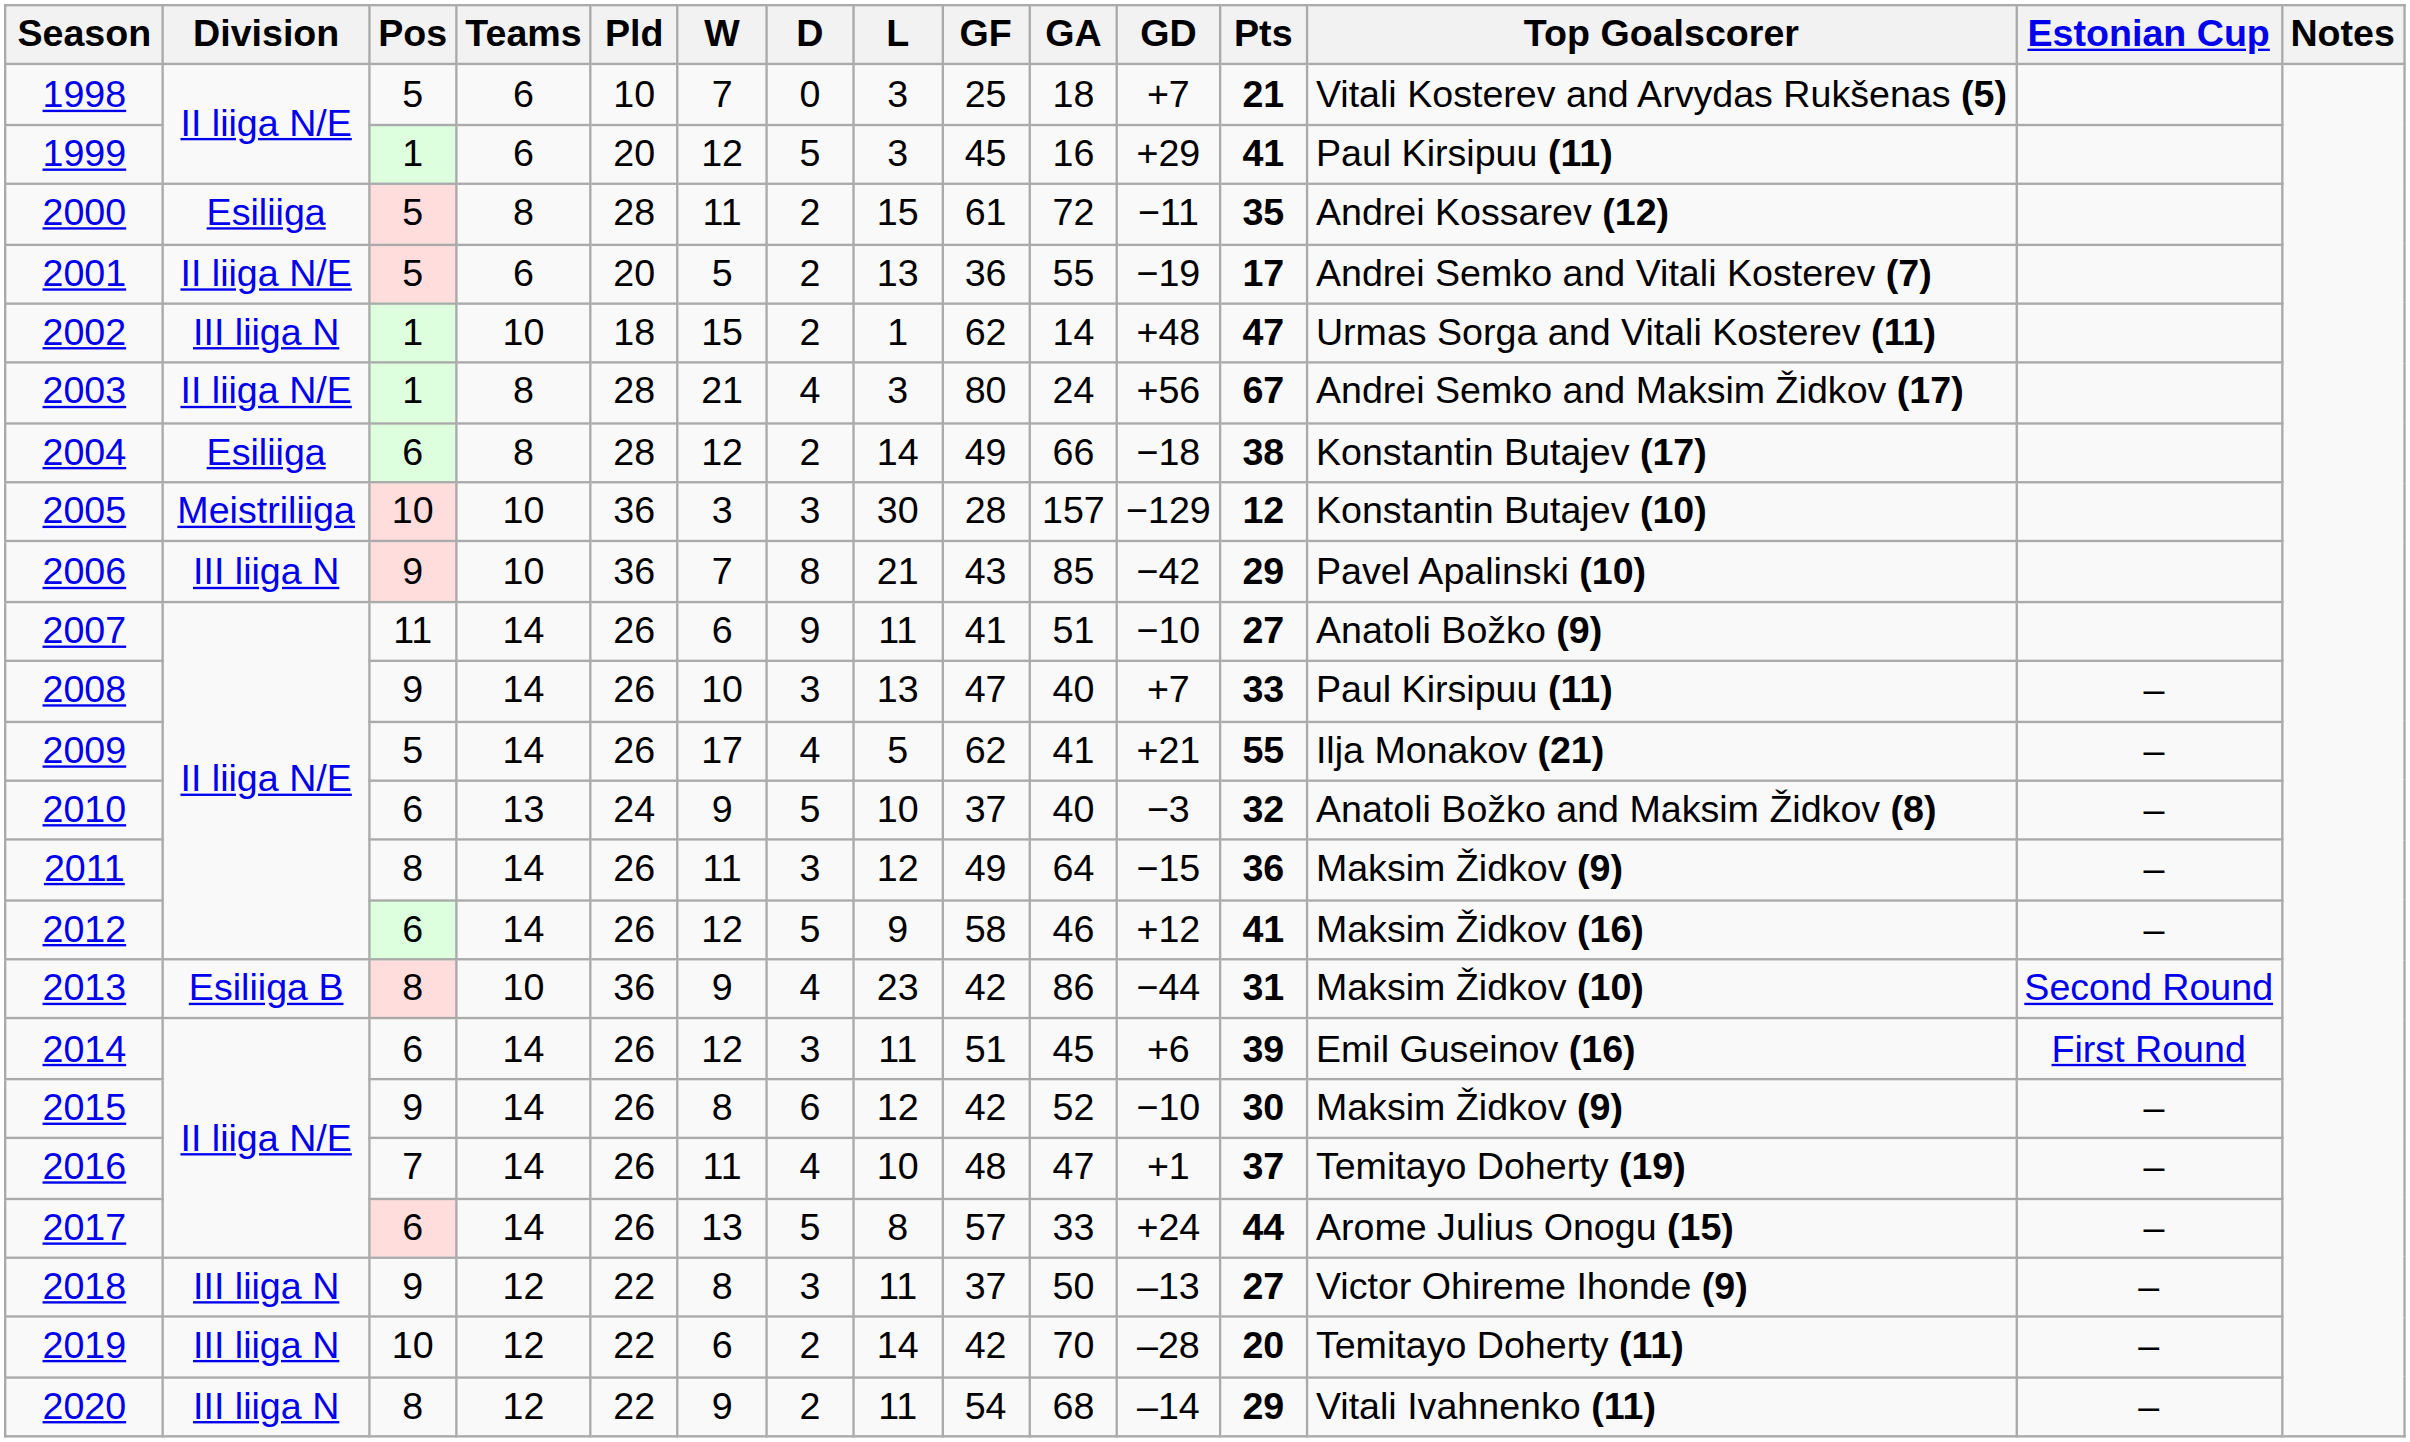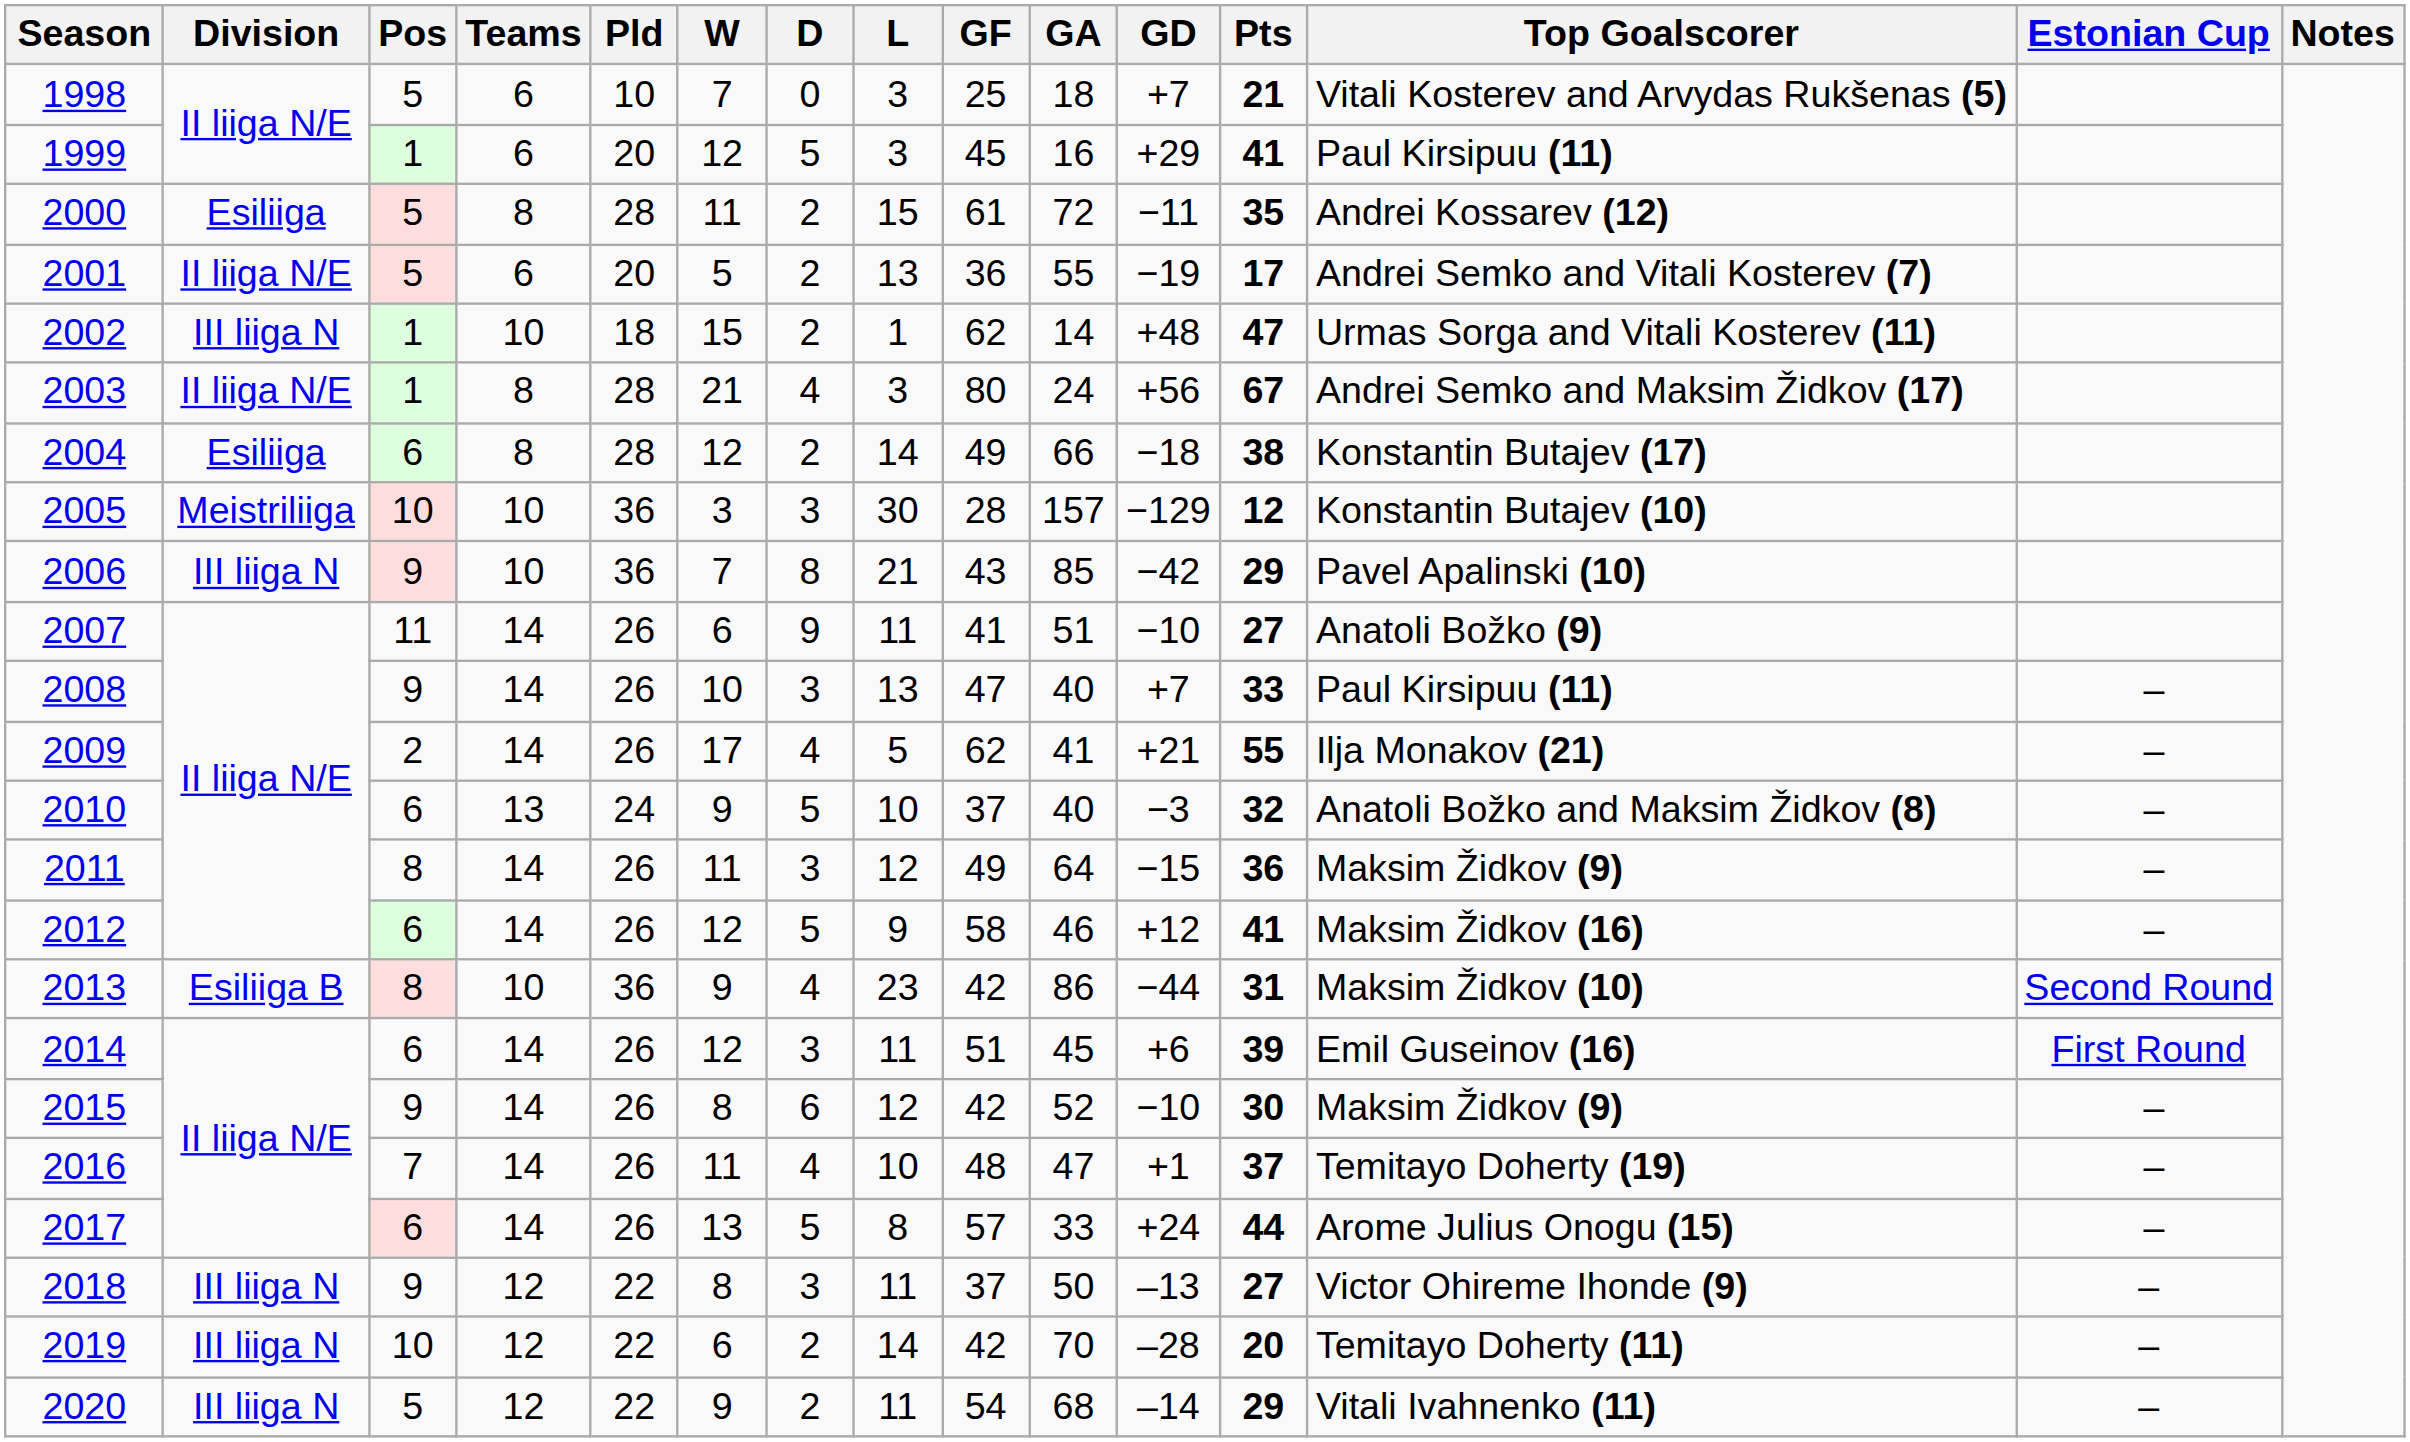(413, 749) 5 -> (413, 749) 2
(413, 1405) 8 -> (413, 1405) 5
